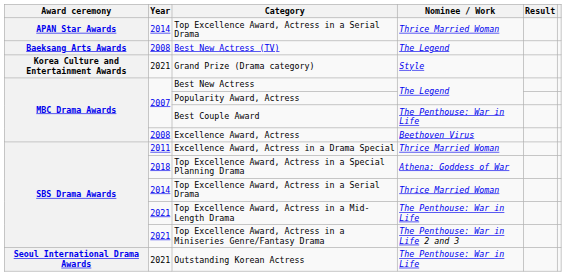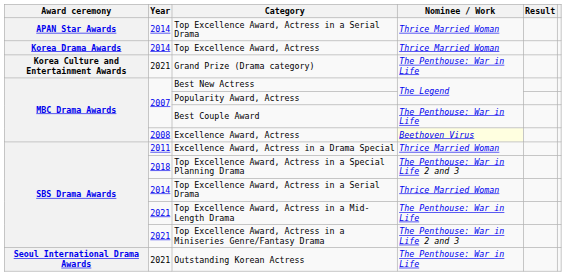- row: (76, 48)
+ row: (76, 48)
(412, 66) Style -> (452, 66) The Penthouse: War in Life
(437, 135) no background -> (437, 135) lightyellow background
(454, 167) Athena: Goddess of War -> (452, 167) The Penthouse: War in Life 2 and 3
